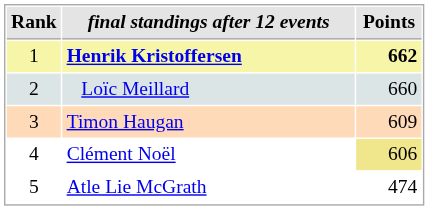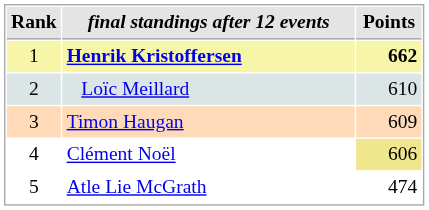(403, 88) 660 -> (403, 88) 610
